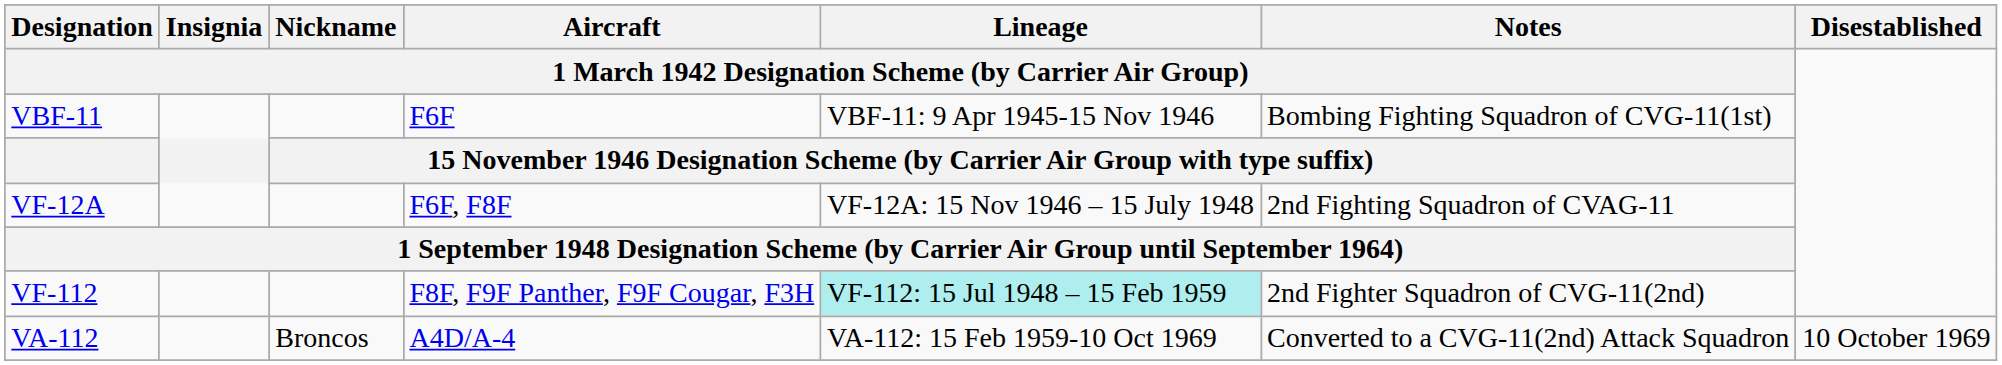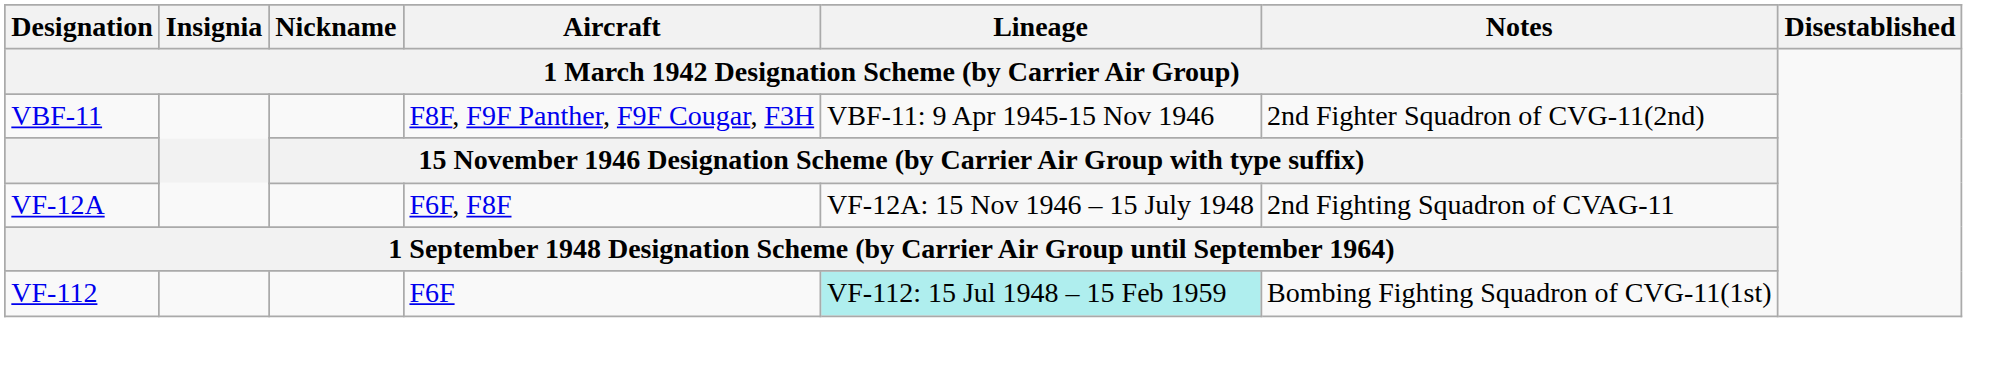(432, 115) F6F -> (612, 115) F8F, F9F Panther, F9F Cougar, F3H
(1519, 115) Bombing Fighting Squadron of CVG-11(1st) -> (1486, 115) 2nd Fighter Squadron of CVG-11(2nd)
(612, 293) F8F, F9F Panther, F9F Cougar, F3H -> (432, 293) F6F
(1486, 293) 2nd Fighter Squadron of CVG-11(2nd) -> (1519, 293) Bombing Fighting Squadron of CVG-11(1st)
- row: (55, 337)
